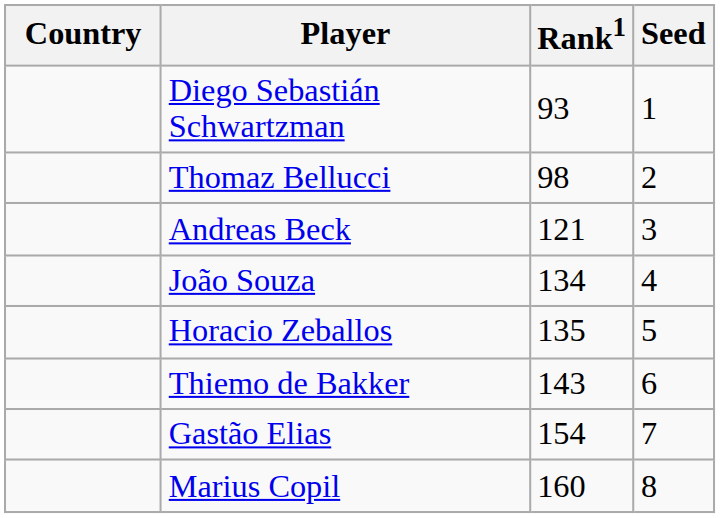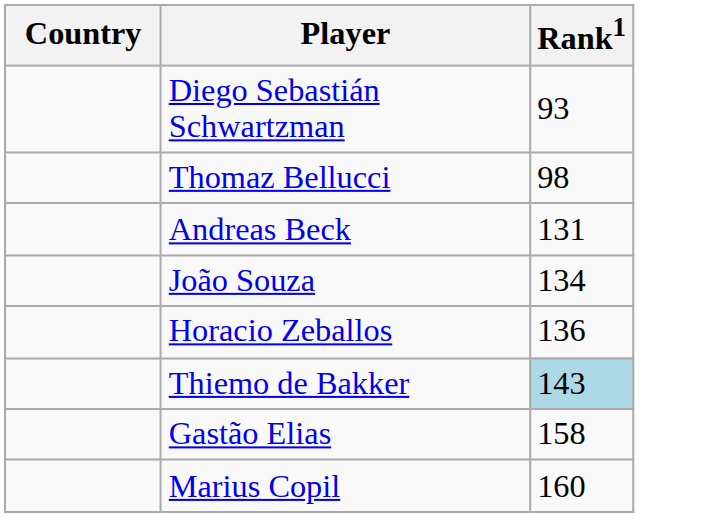- column: (673, 34)
(561, 229) 121 -> (561, 229) 131
(561, 331) 135 -> (561, 331) 136
(561, 382) no background -> (561, 382) lightblue background
(561, 434) 154 -> (561, 434) 158
